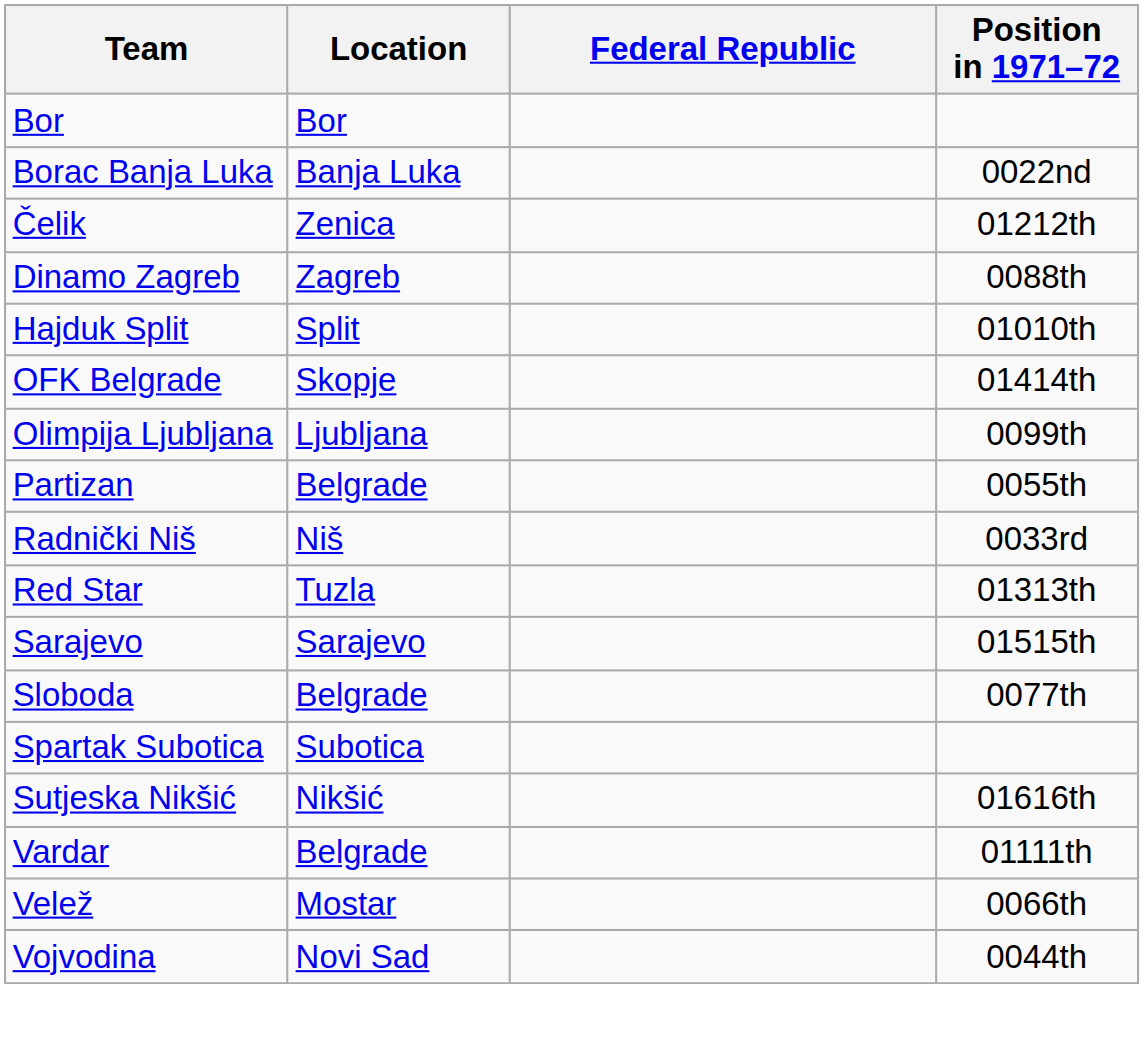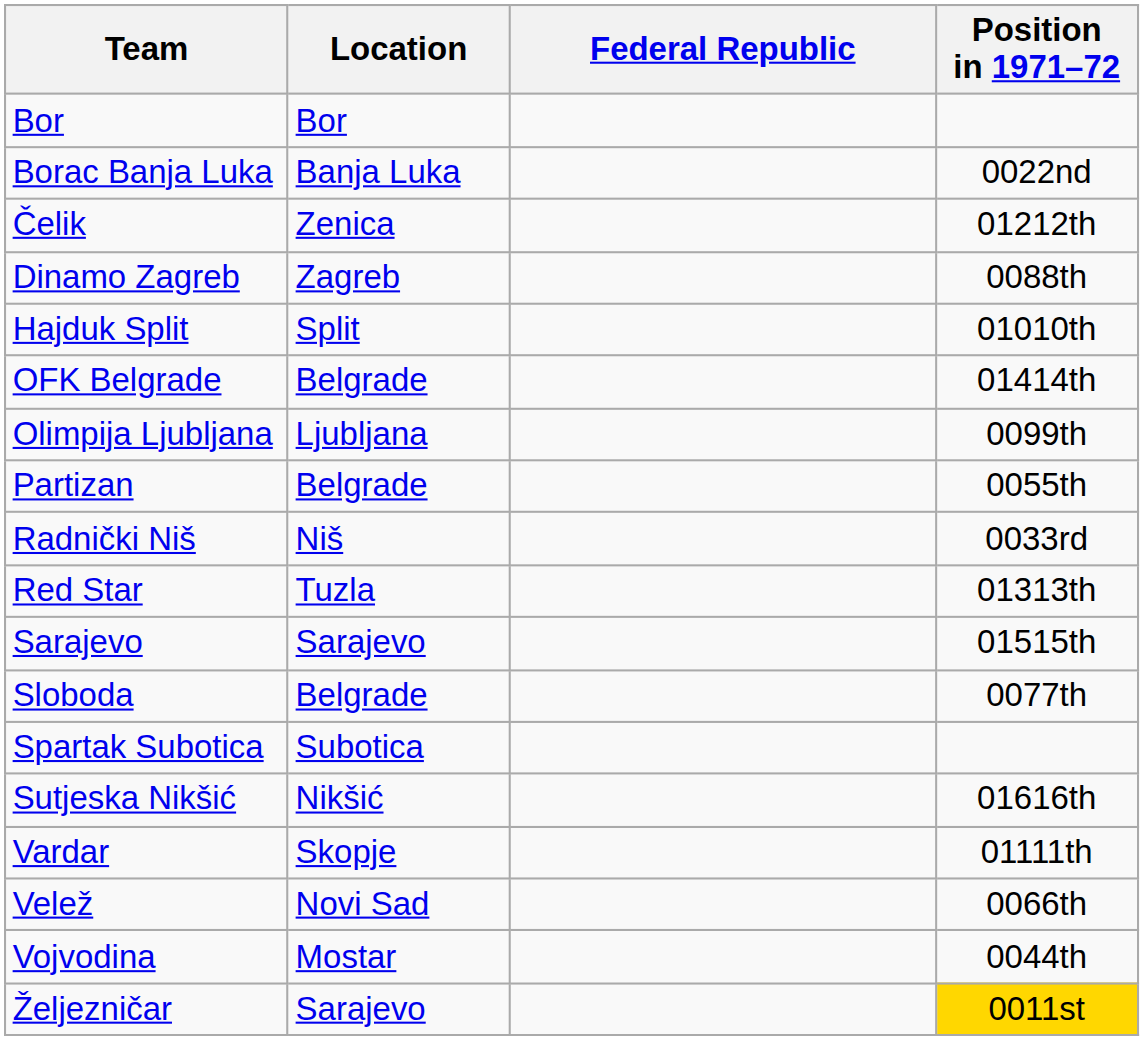(346, 381) Skopje -> (362, 381) Belgrade
(362, 851) Belgrade -> (346, 851) Skopje
(346, 904) Mostar -> (362, 904) Novi Sad
(362, 956) Novi Sad -> (346, 956) Mostar
+ row: (92, 1008)
